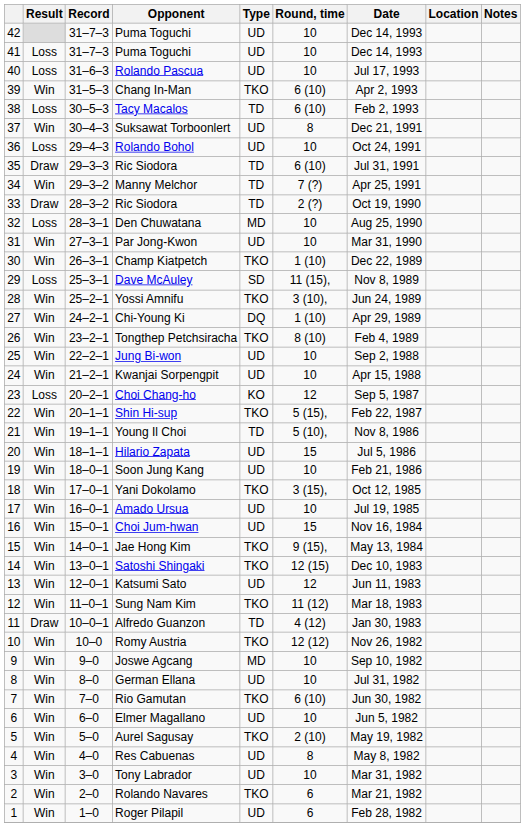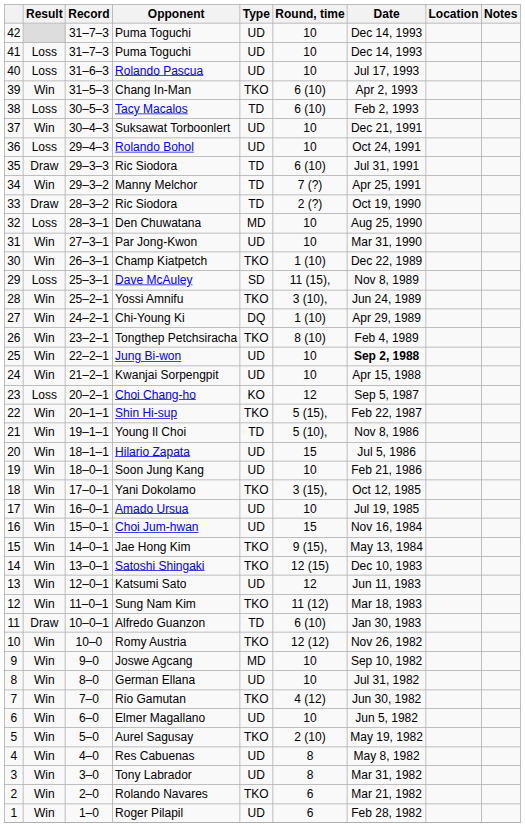(310, 128) 8 -> (310, 128) 10
(387, 356) normal -> (387, 356) bold
(310, 623) 4 (12) -> (310, 623) 6 (10)
(310, 699) 6 (10) -> (310, 699) 4 (12)
(310, 775) 10 -> (310, 775) 8
